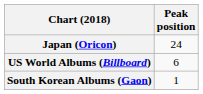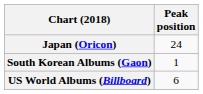rows swapped: (79, 80) <-> (79, 62)
